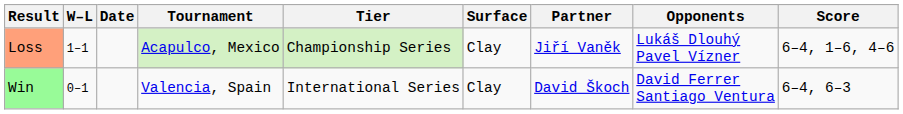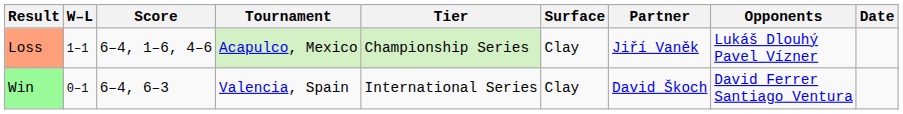columns swapped: (117, 16) <-> (838, 16)
